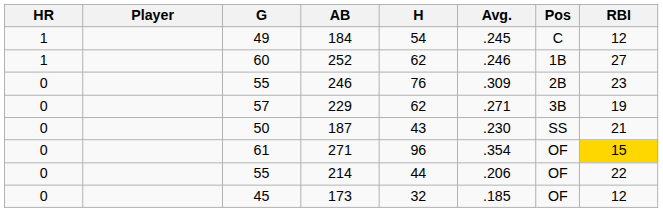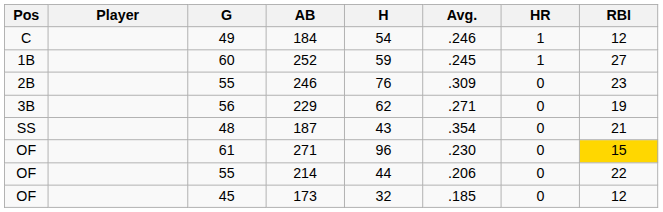columns swapped: (558, 15) <-> (44, 15)
(497, 38) .245 -> (462, 38) .246
(418, 60) 62 -> (384, 60) 59
(497, 60) .246 -> (462, 60) .245
(262, 106) 57 -> (227, 106) 56
(262, 128) 50 -> (227, 128) 48
(497, 128) .230 -> (462, 128) .354
(497, 151) .354 -> (462, 151) .230
